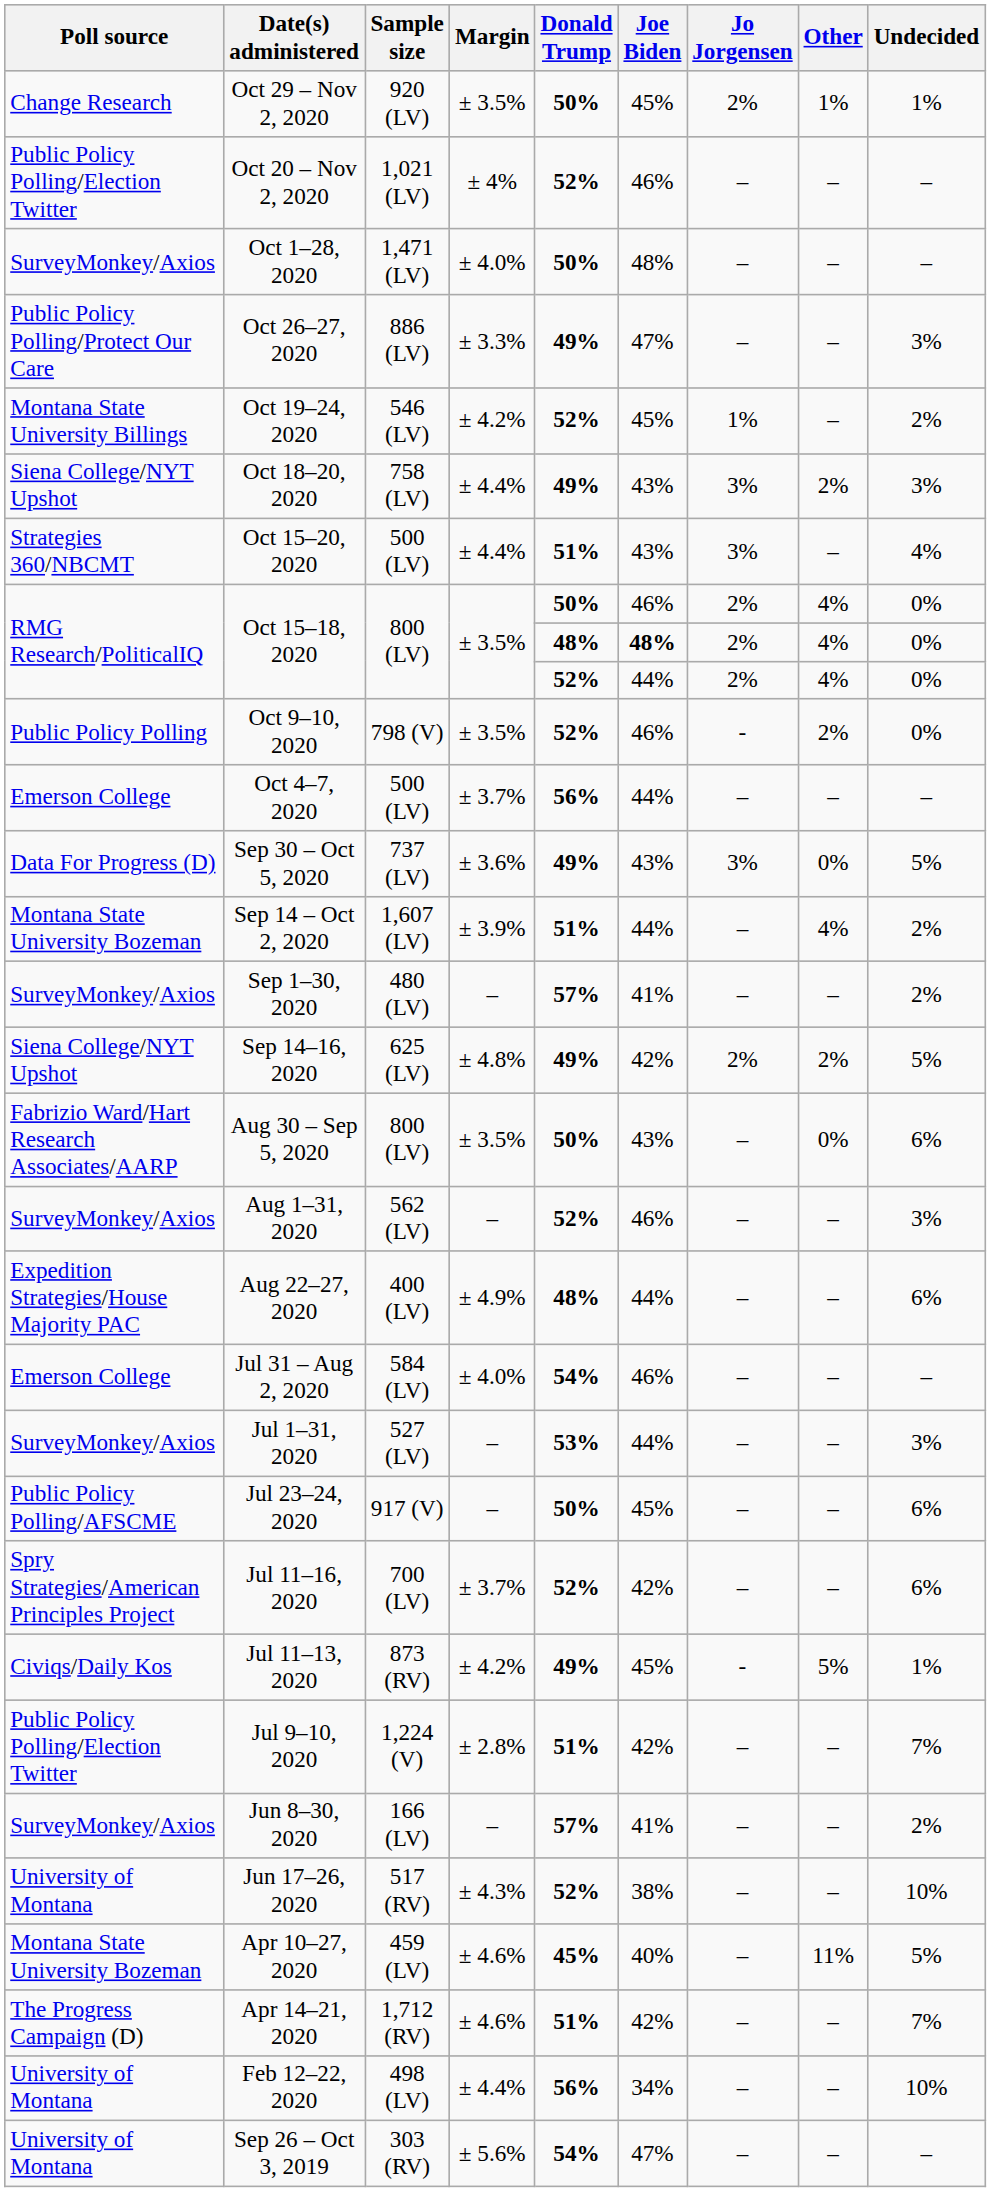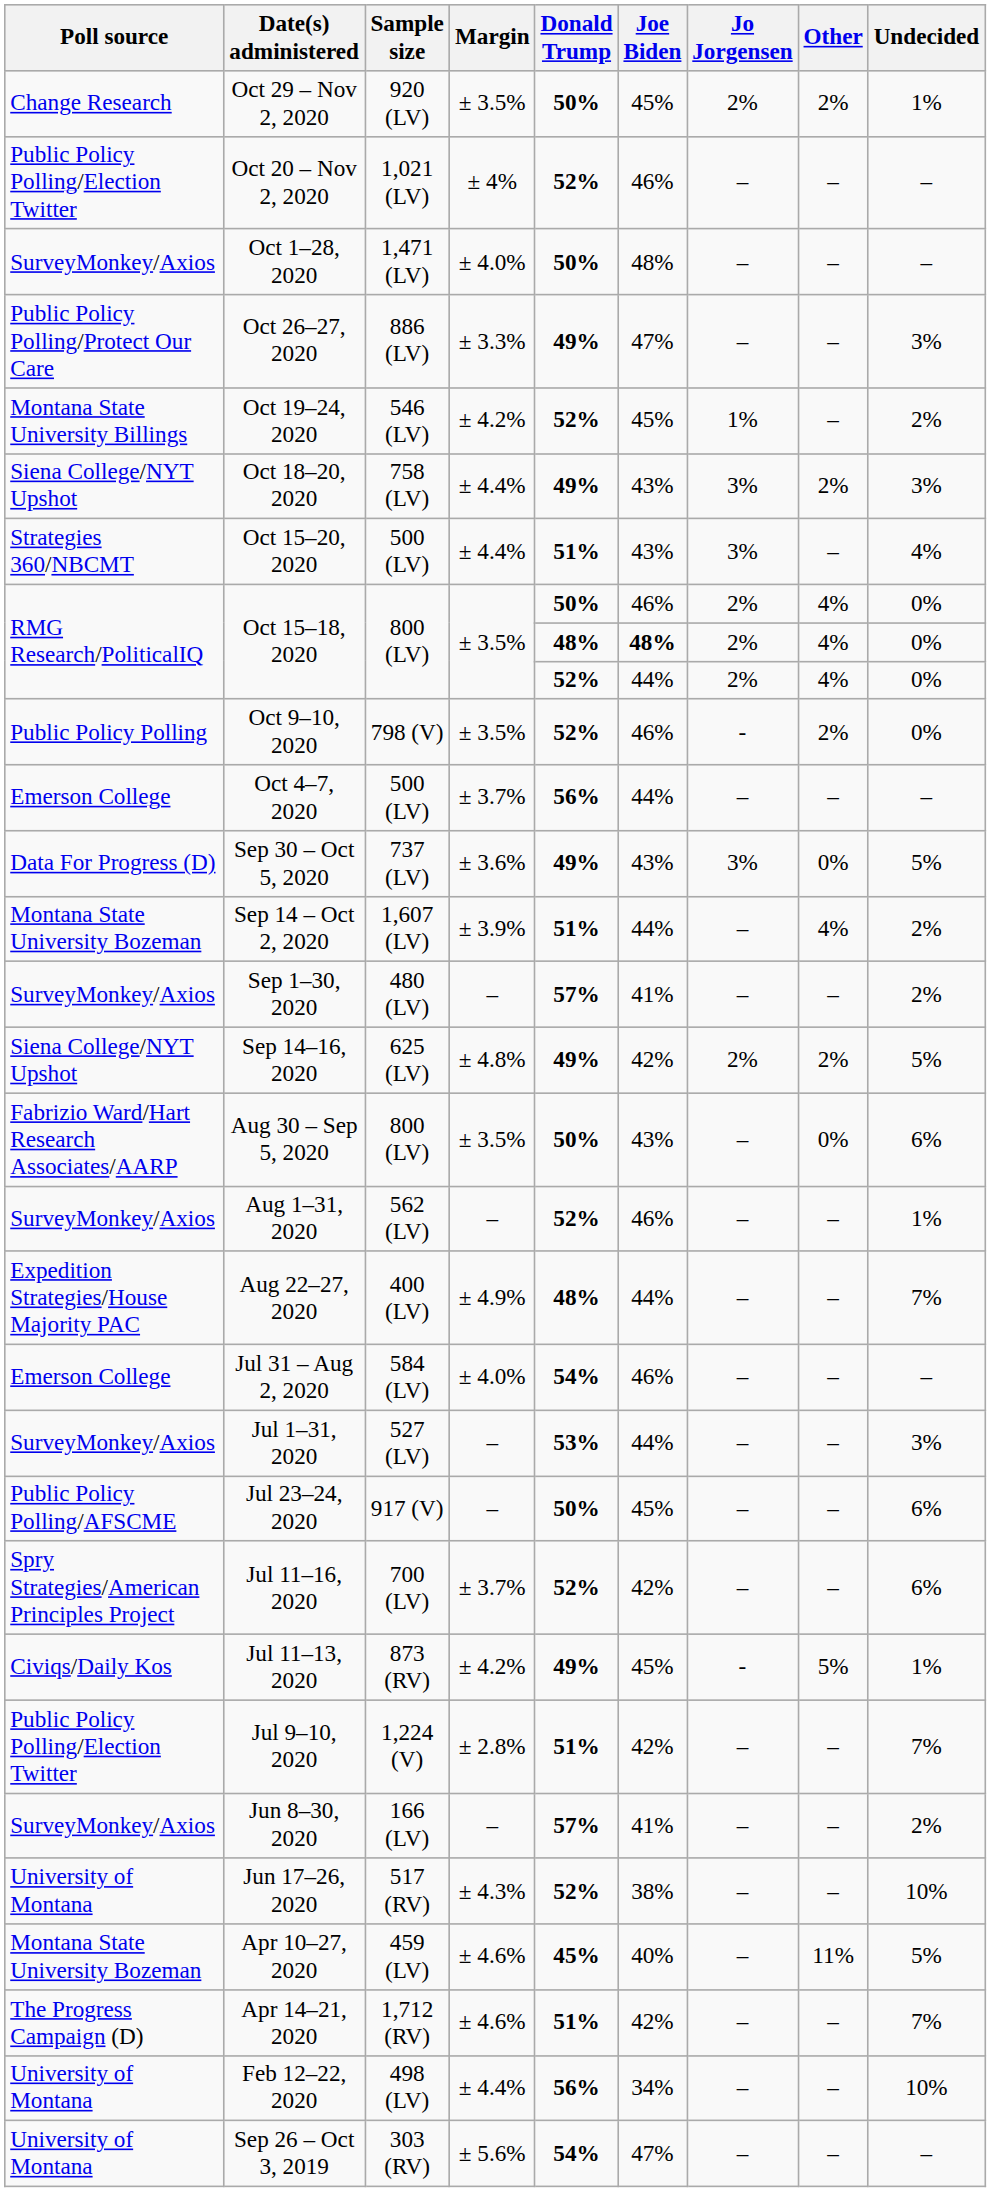(833, 103) 1% -> (833, 103) 2%
(926, 1218) 3% -> (926, 1218) 1%
(926, 1297) 6% -> (926, 1297) 7%
